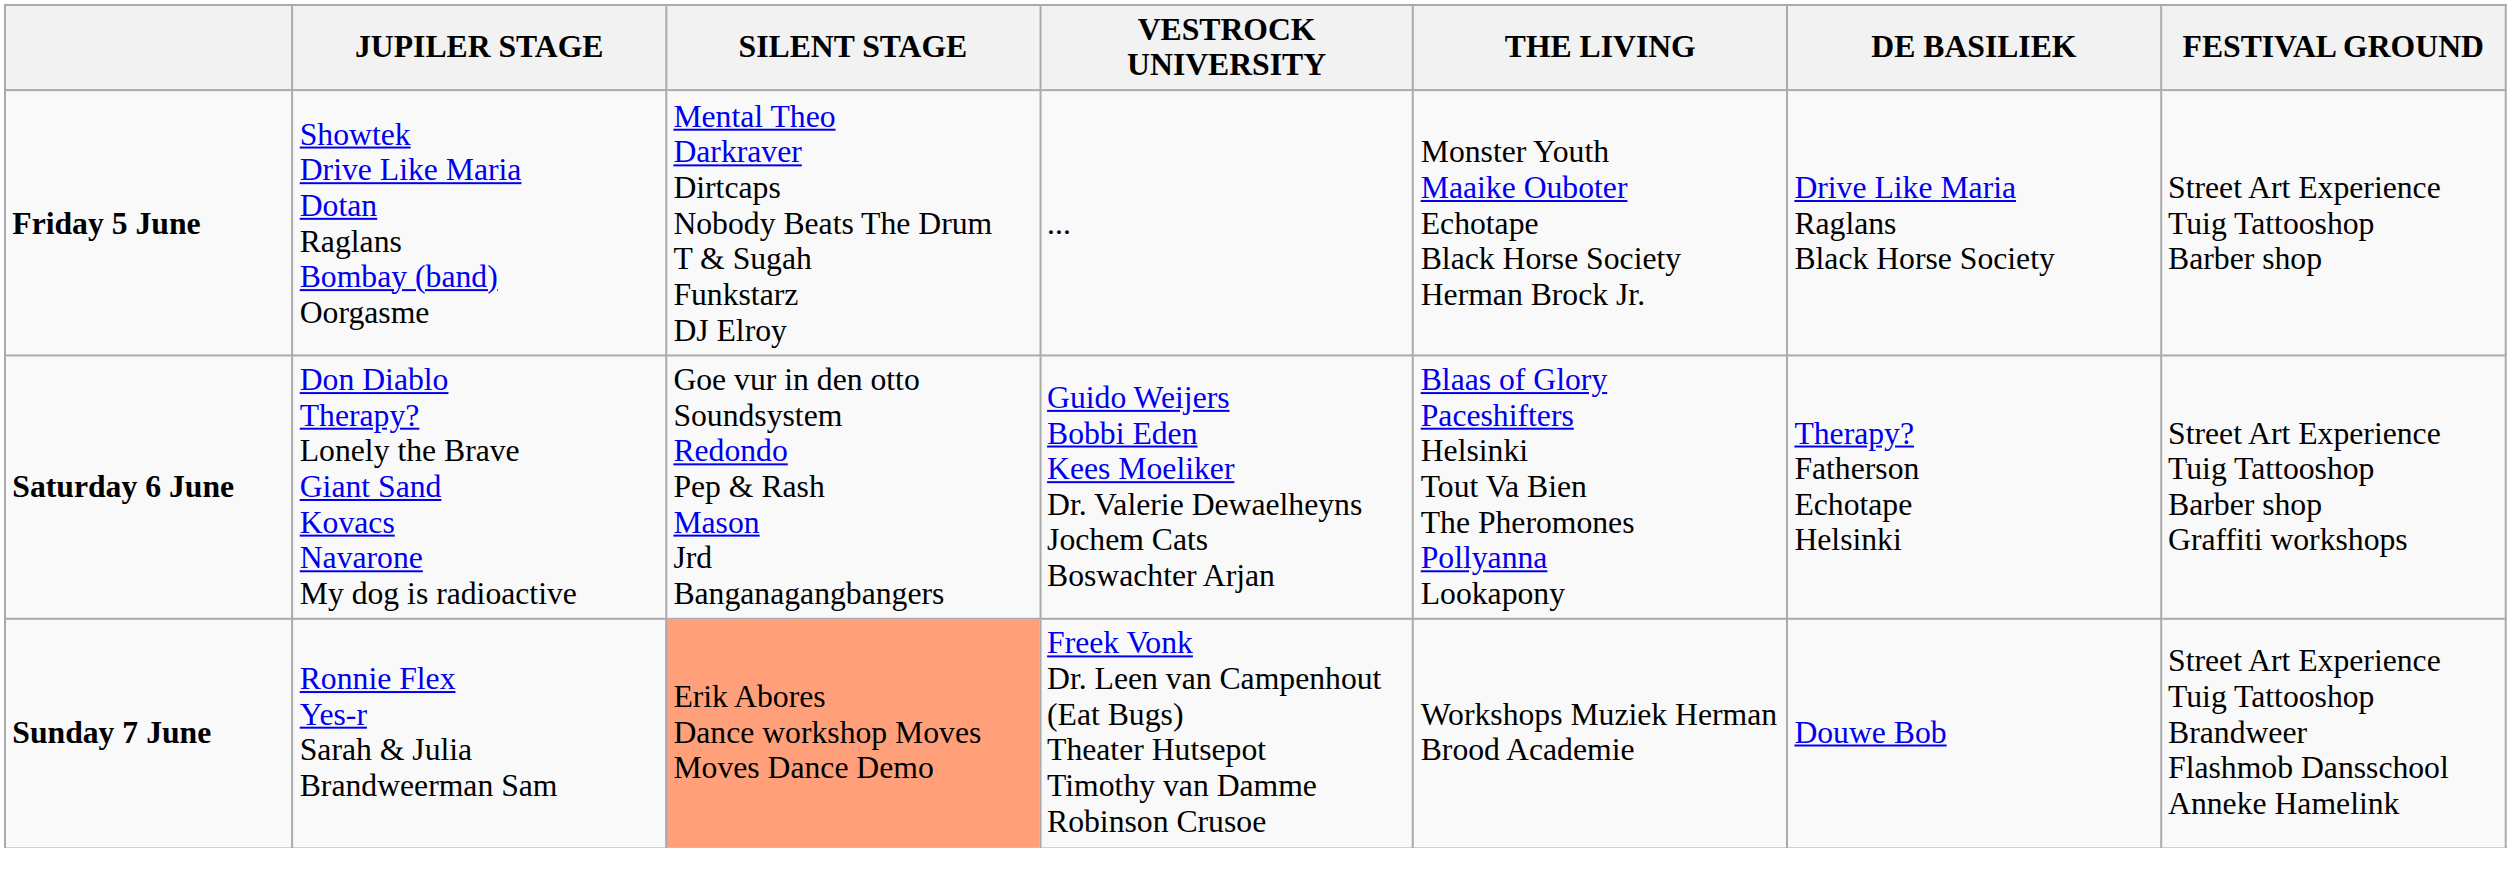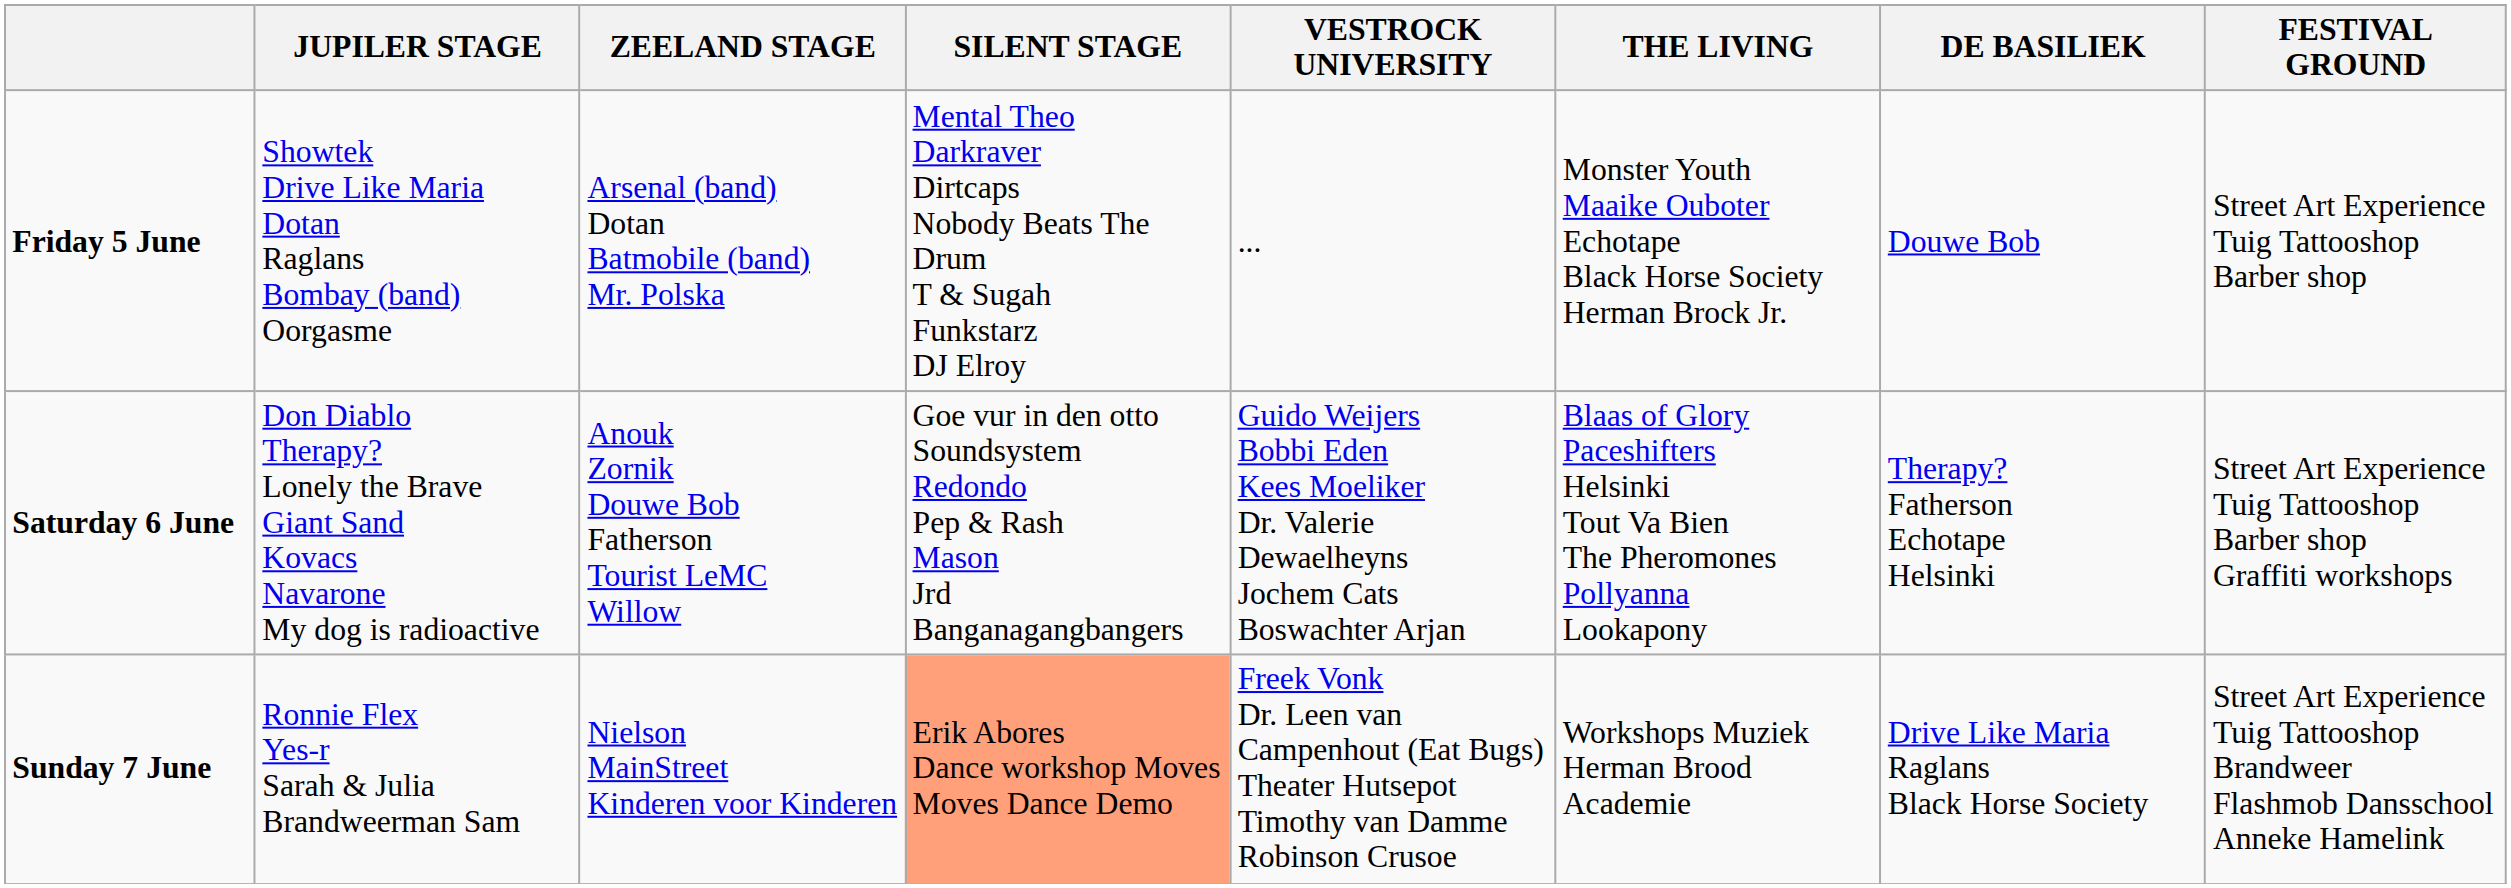+ column: (743, 47)
(1925, 222) Drive Like Maria Raglans Black Horse Society -> (1964, 240) Douwe Bob
(1871, 732) Douwe Bob -> (2018, 768) Drive Like Maria Raglans Black Horse Society
